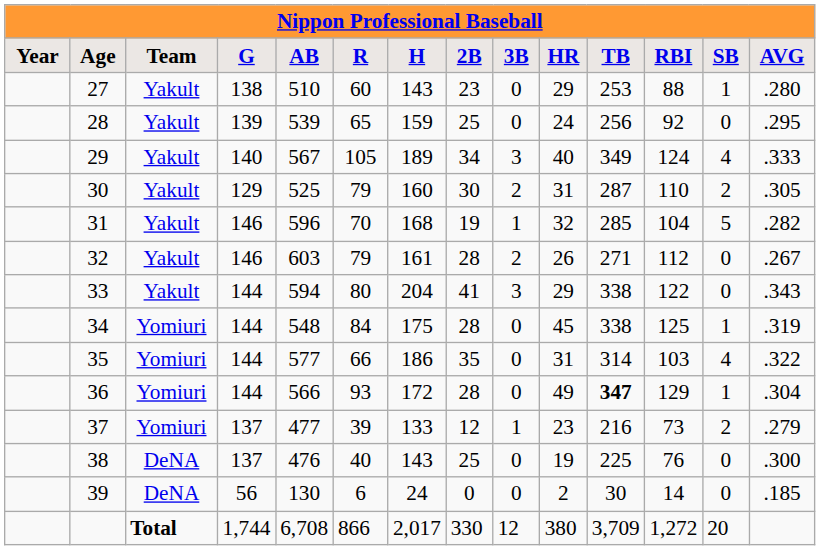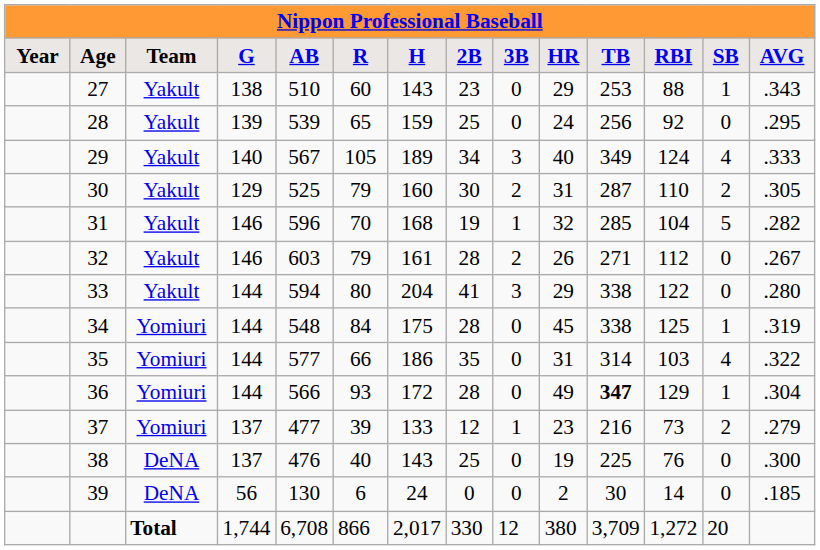(782, 88) .280 -> (782, 88) .343
(782, 291) .343 -> (782, 291) .280
